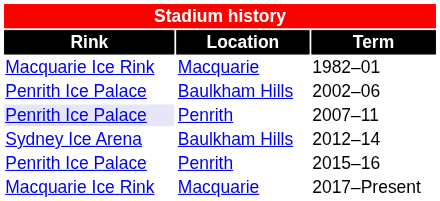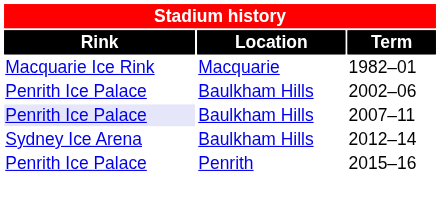(205, 115) Penrith -> (256, 115) Baulkham Hills
- row: (367, 187)
